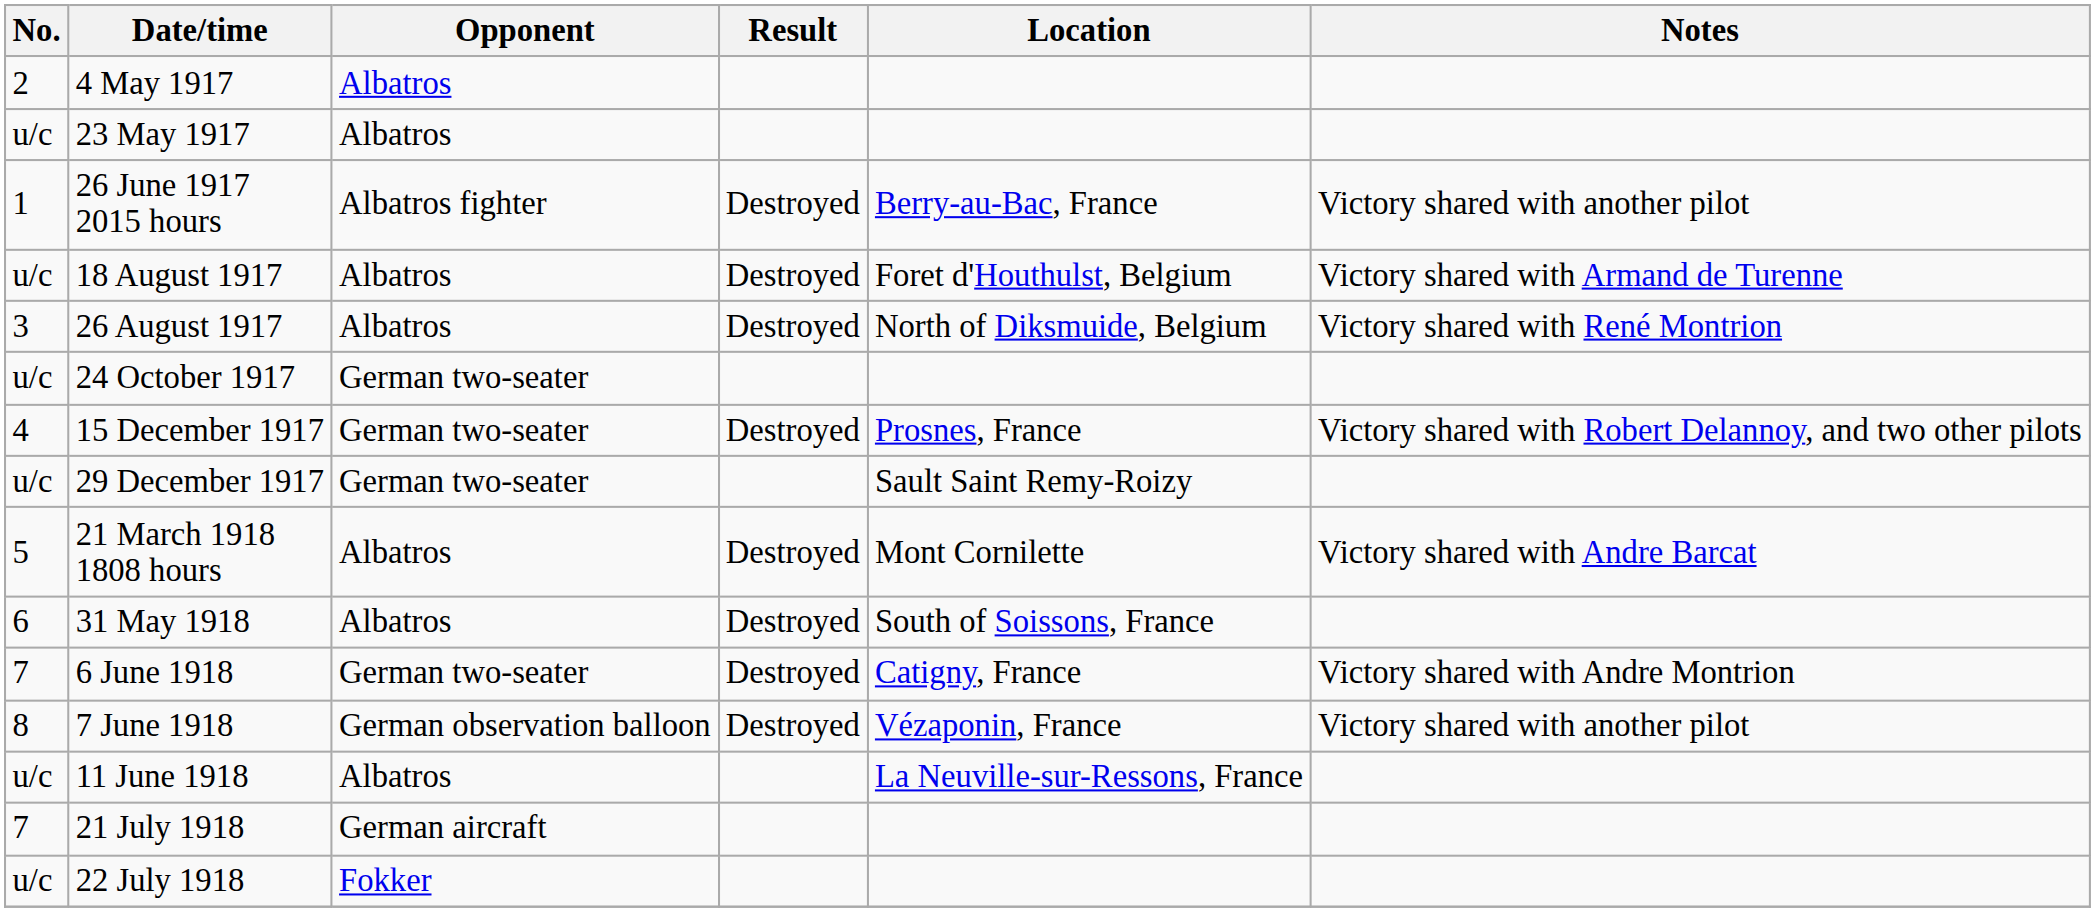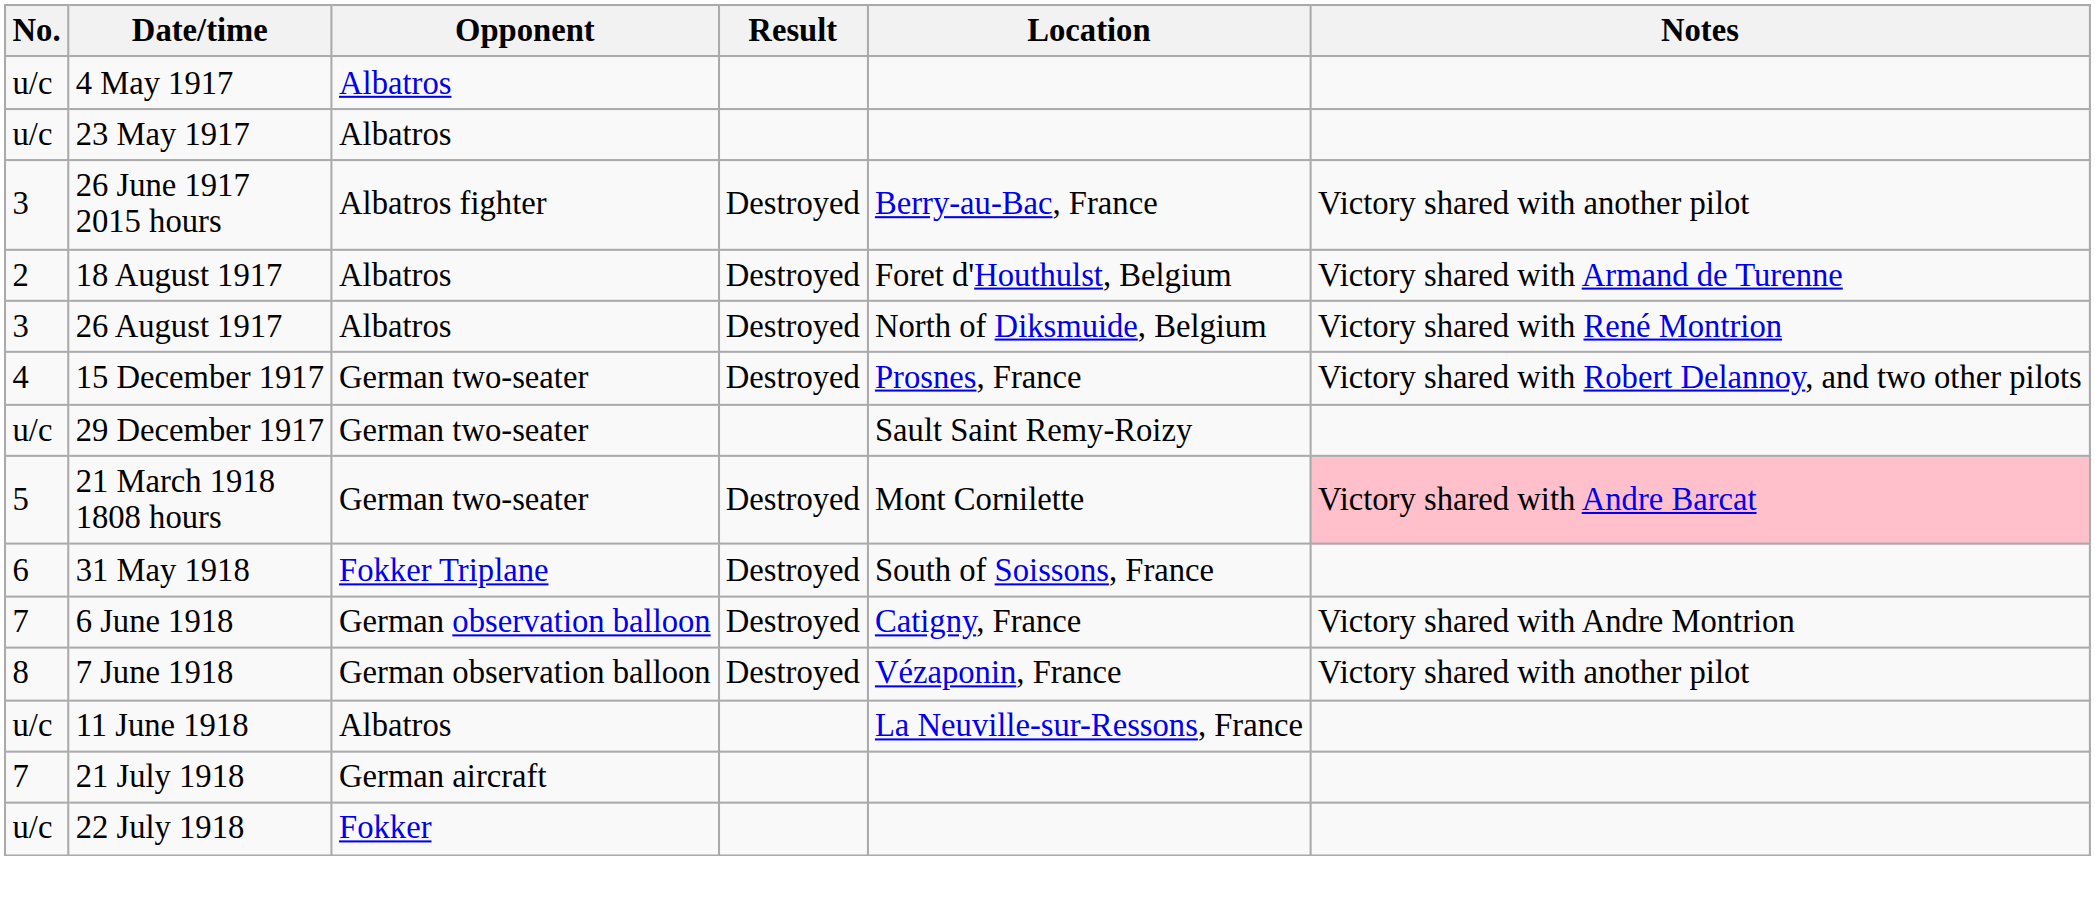(21, 82) 2 -> (32, 82) u/c
(21, 204) 1 -> (21, 204) 3
(32, 274) u/c -> (21, 274) 2
- row: (185, 377)
(395, 551) Albatros -> (464, 499) German two-seater
(1537, 551) no background -> (1537, 499) pink background
(395, 621) Albatros -> (444, 569) Fokker Triplane
(464, 673) German two-seater -> (525, 621) German observation balloon
